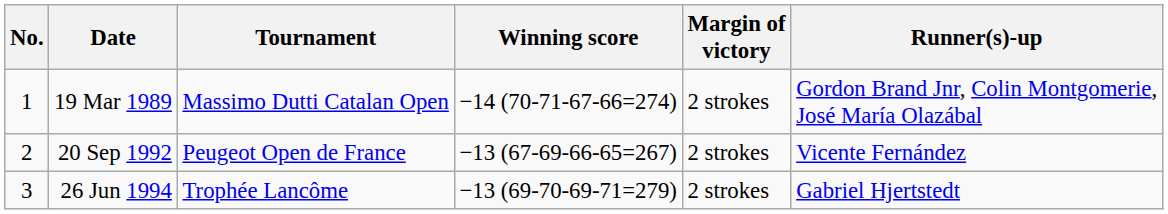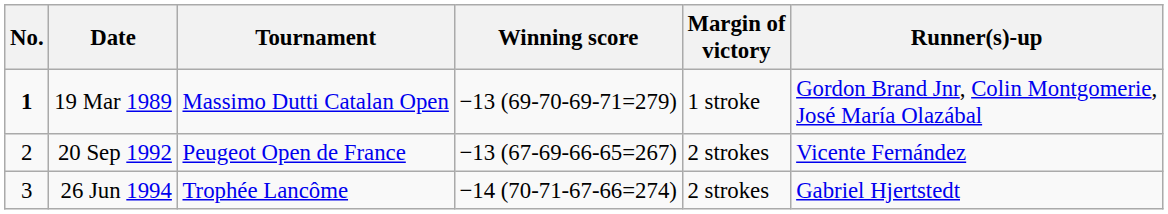(27, 101) normal -> (27, 101) bold
(568, 101) −14 (70-71-67-66=274) -> (568, 101) −13 (69-70-69-71=279)
(728, 101) 2 strokes -> (724, 101) 1 stroke
(568, 190) −13 (69-70-69-71=279) -> (568, 190) −14 (70-71-67-66=274)
